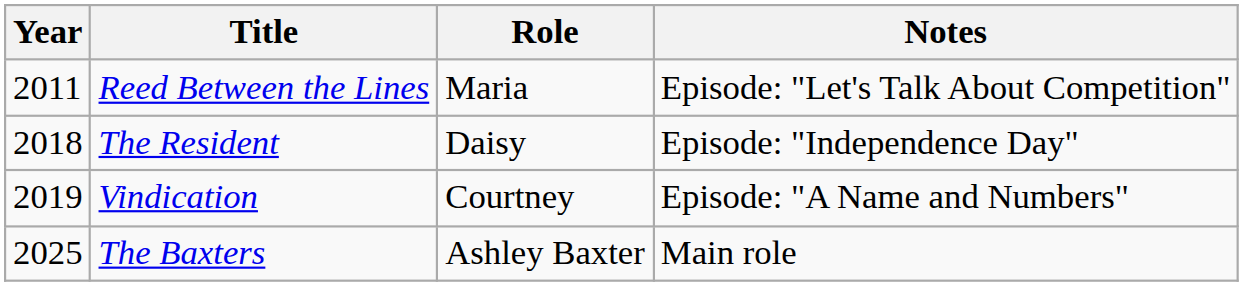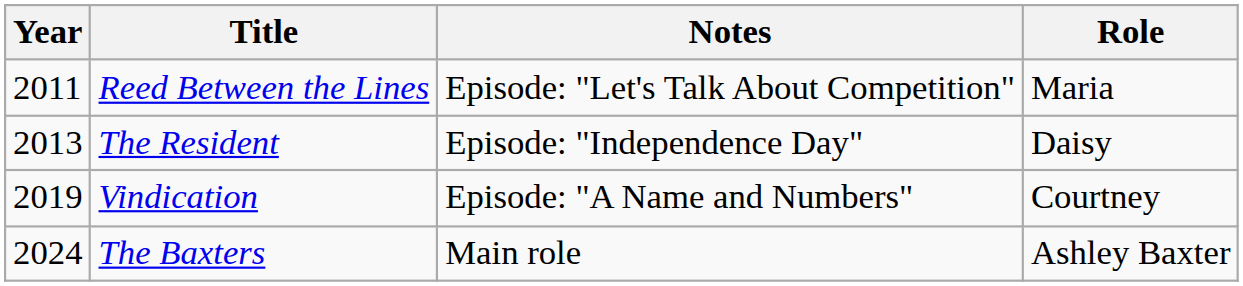columns swapped: (545, 32) <-> (946, 32)
(48, 142) 2018 -> (48, 142) 2013
(48, 252) 2025 -> (48, 252) 2024
